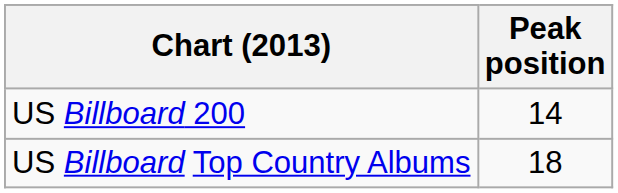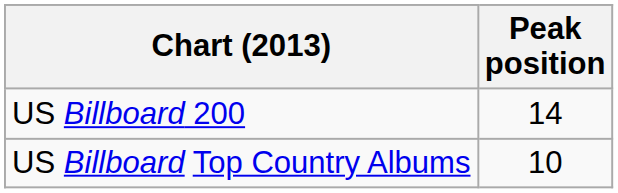(545, 162) 18 -> (545, 162) 10
